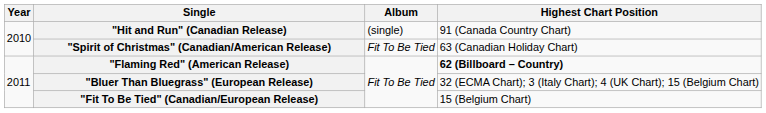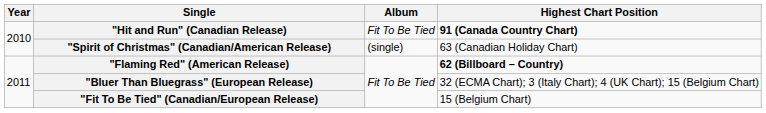(385, 30) (single) -> (401, 30) Fit To Be Tied
(505, 30) normal -> (509, 30) bold
(401, 47) Fit To Be Tied -> (385, 47) (single)
